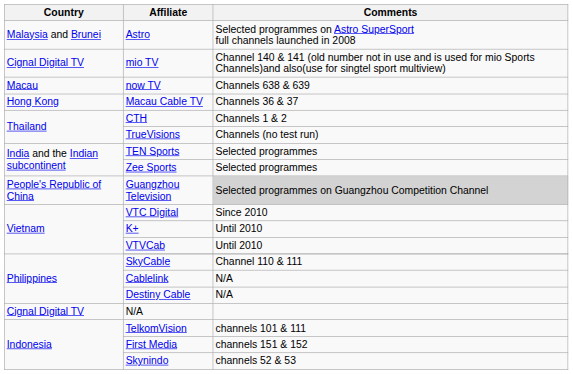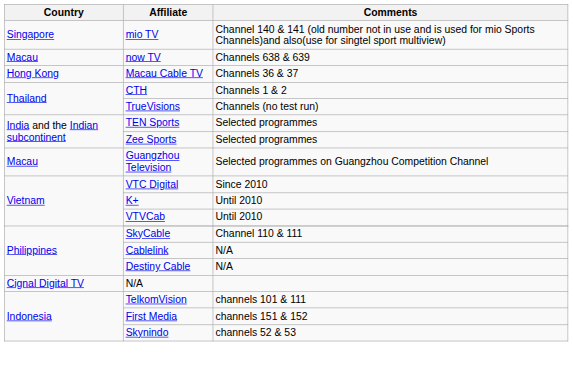- row: (138, 35)
(45, 63) Cignal Digital TV -> (30, 35) Singapore
(54, 190) People's Republic of China -> (22, 162) Macau
(352, 190) lightgrey background -> (352, 162) no background
